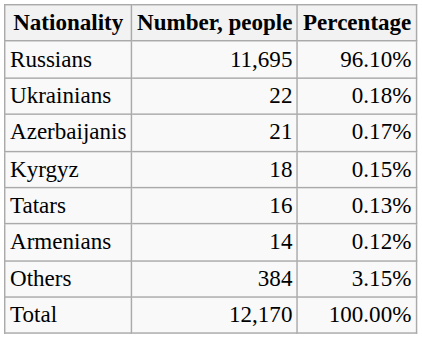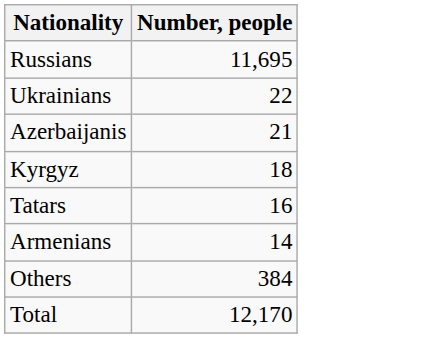- column: (357, 22)
